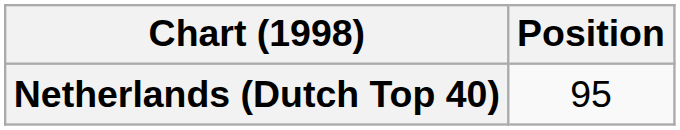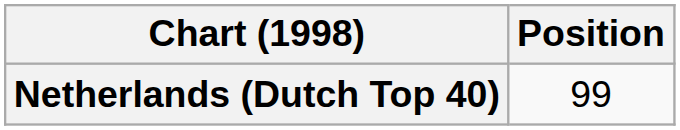(591, 93) 95 -> (591, 93) 99
